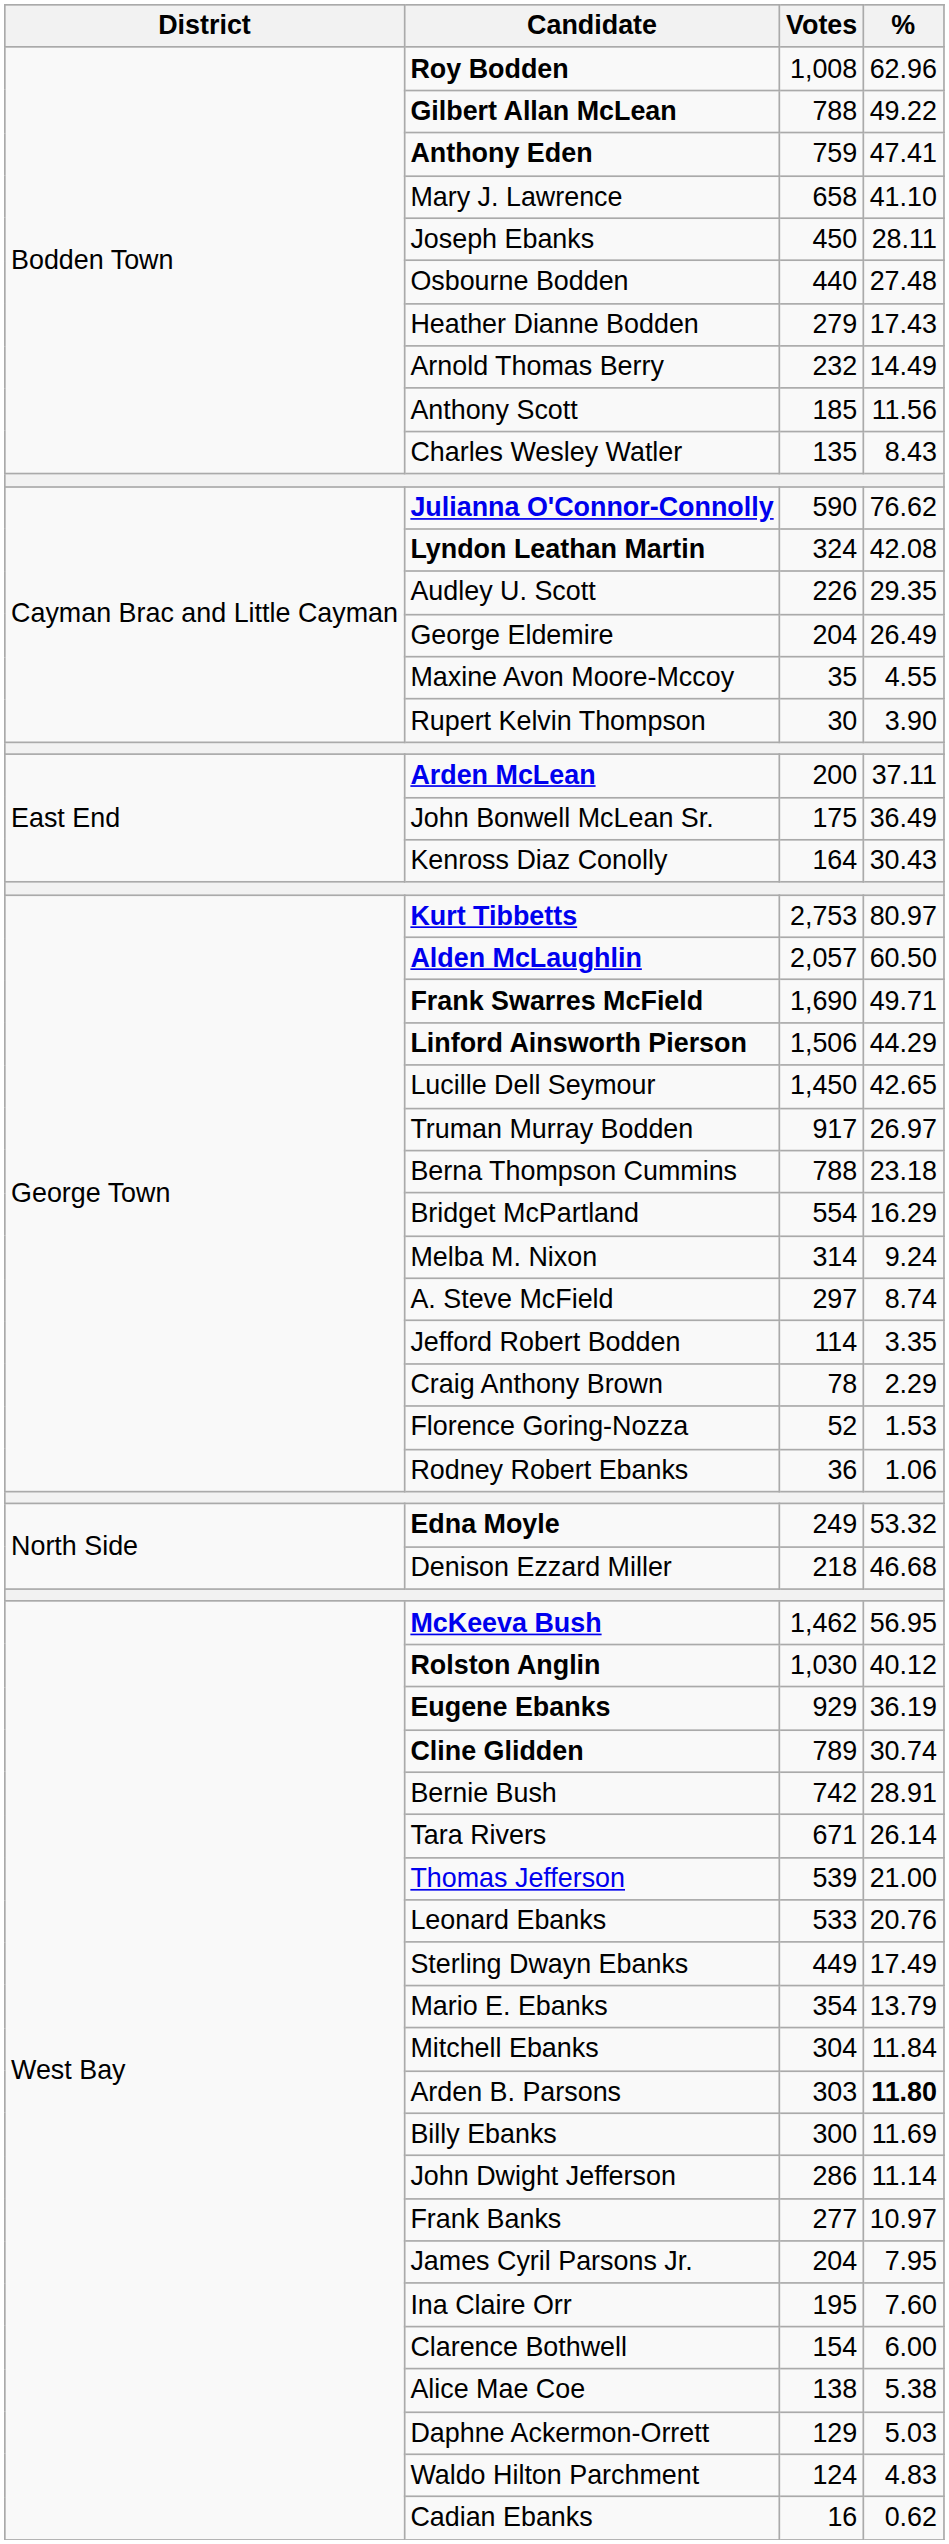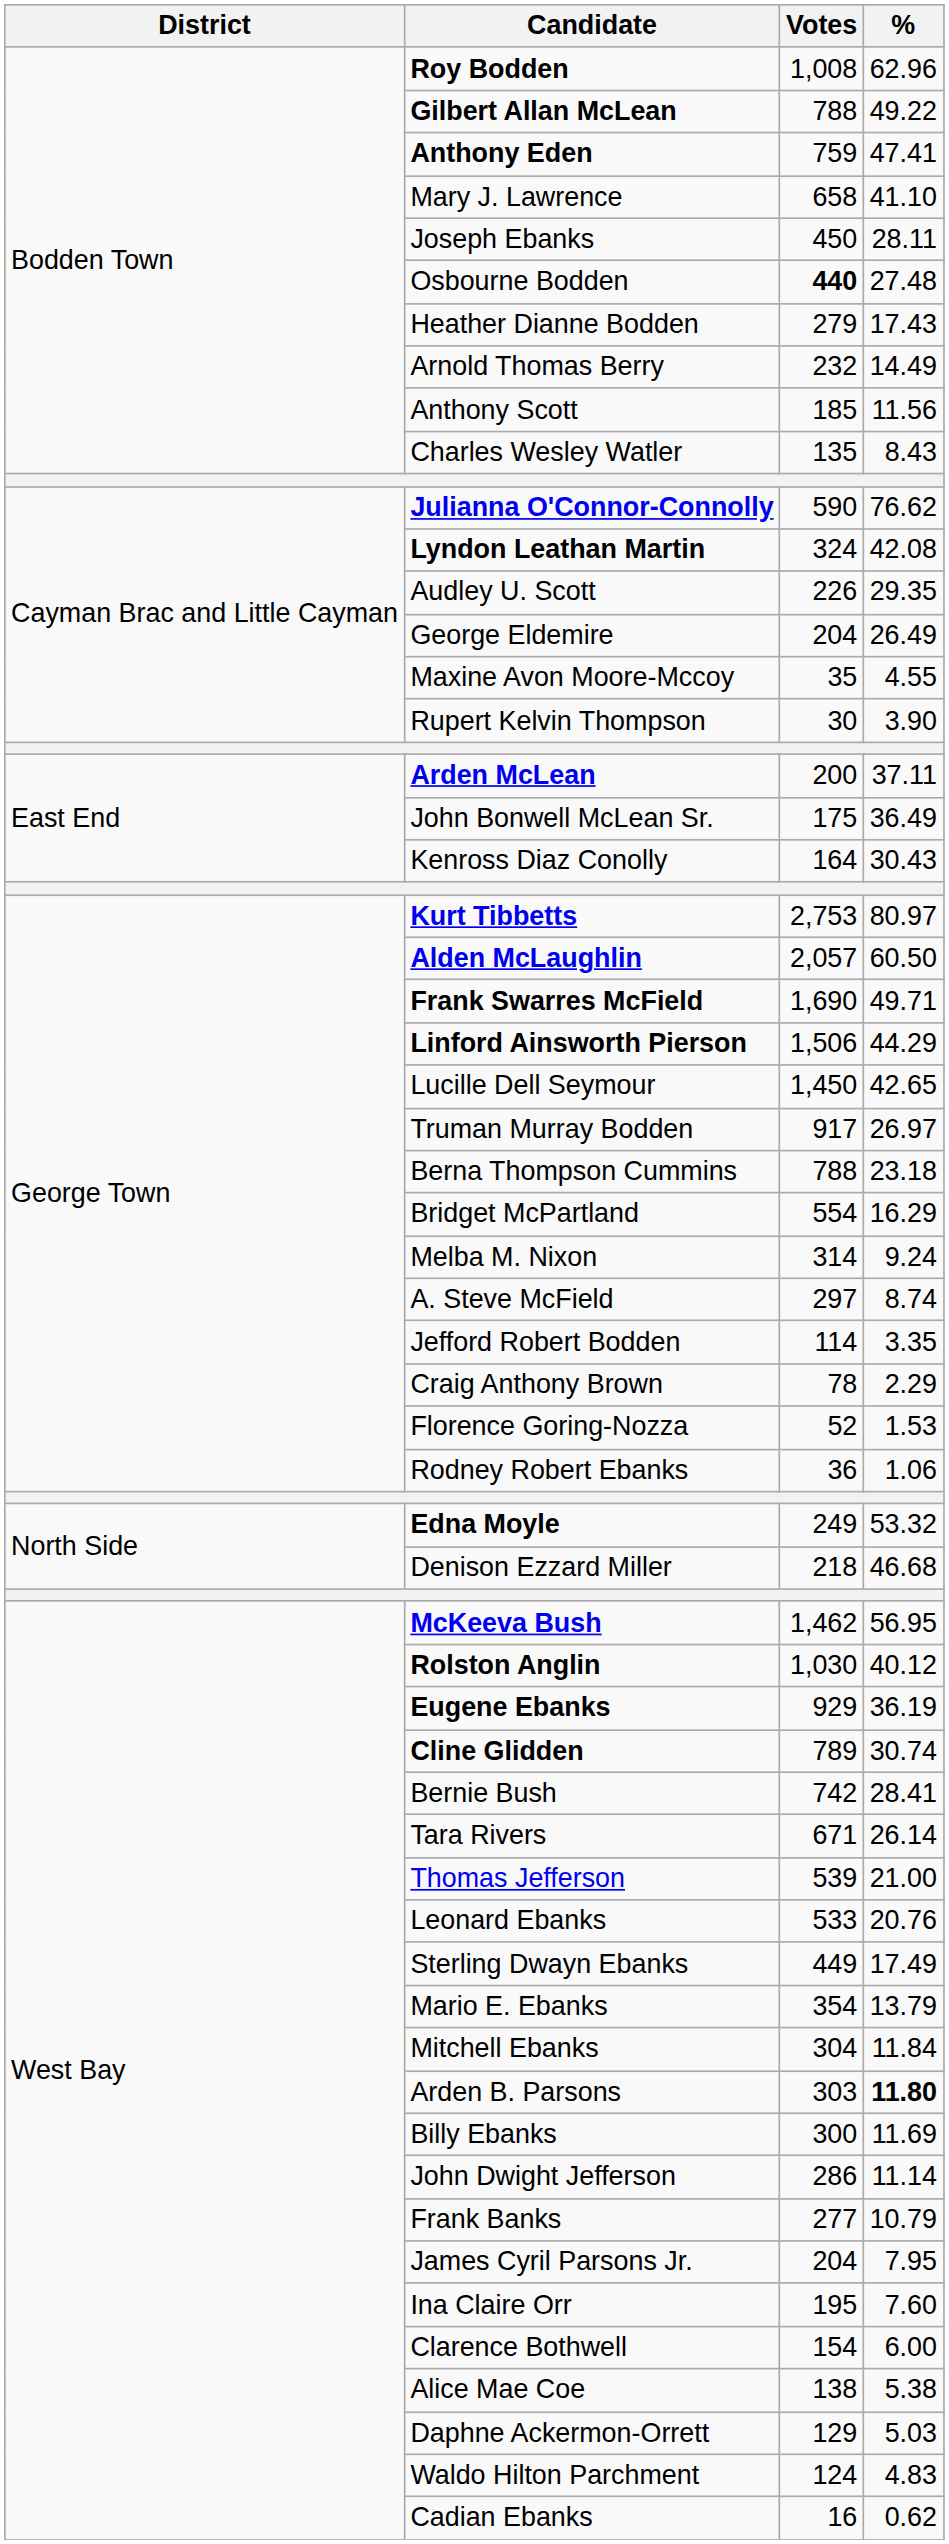(835, 281) normal -> (835, 281) bold
(903, 1792) 28.91 -> (903, 1792) 28.41
(903, 2219) 10.97 -> (903, 2219) 10.79
